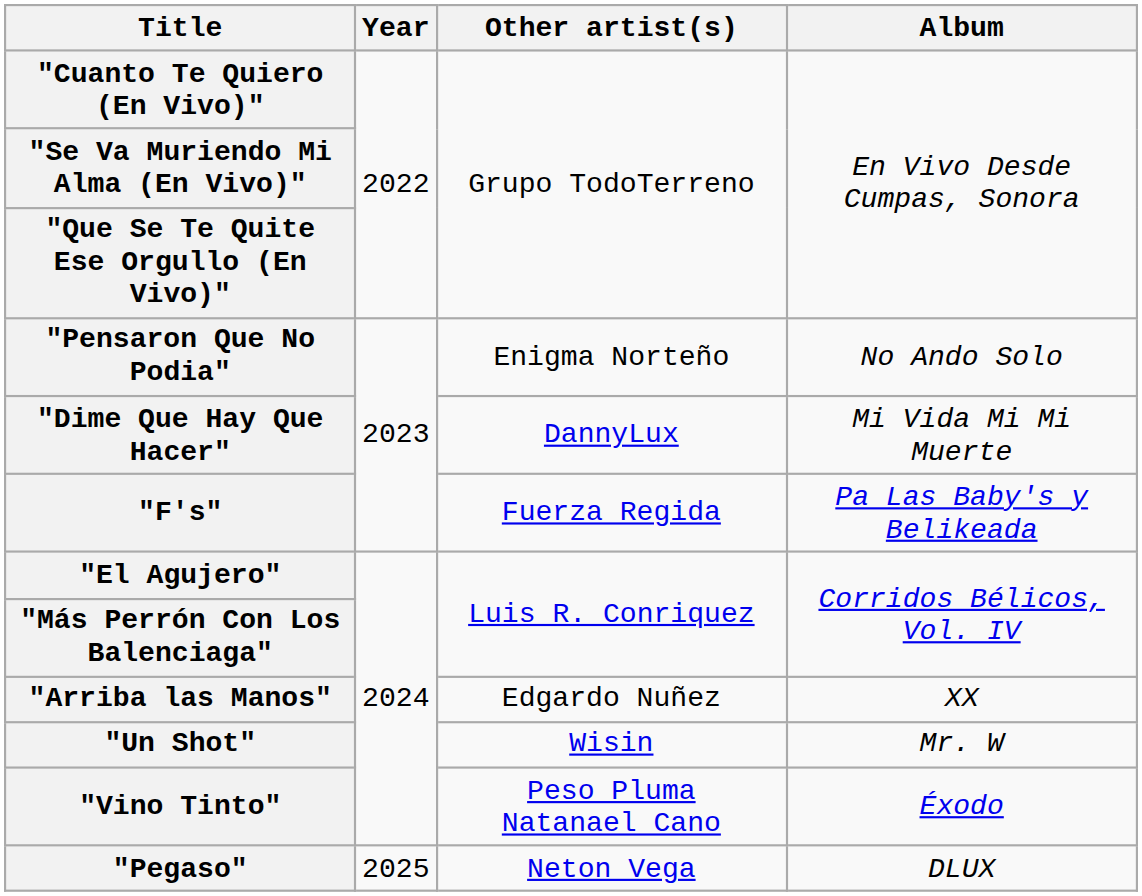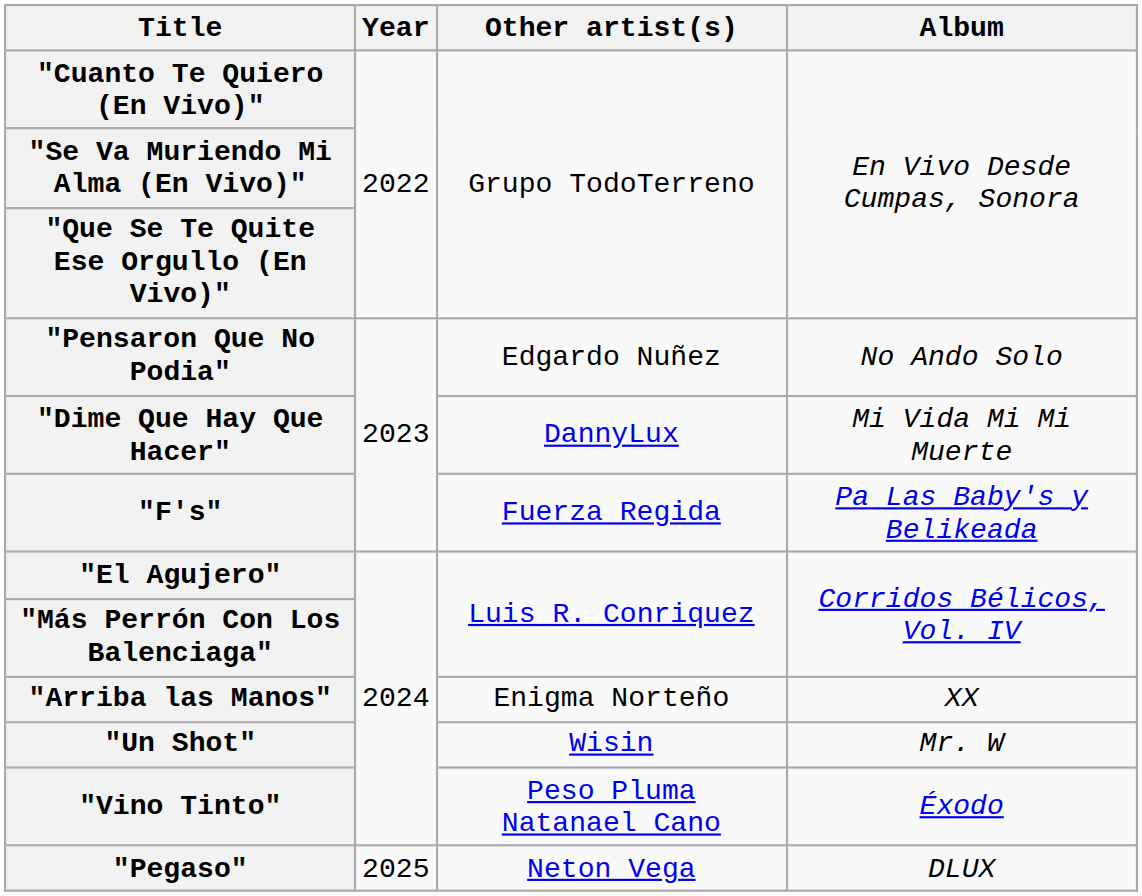(611, 357) Enigma Norteño -> (611, 357) Edgardo Nuñez
(611, 699) Edgardo Nuñez -> (611, 699) Enigma Norteño
